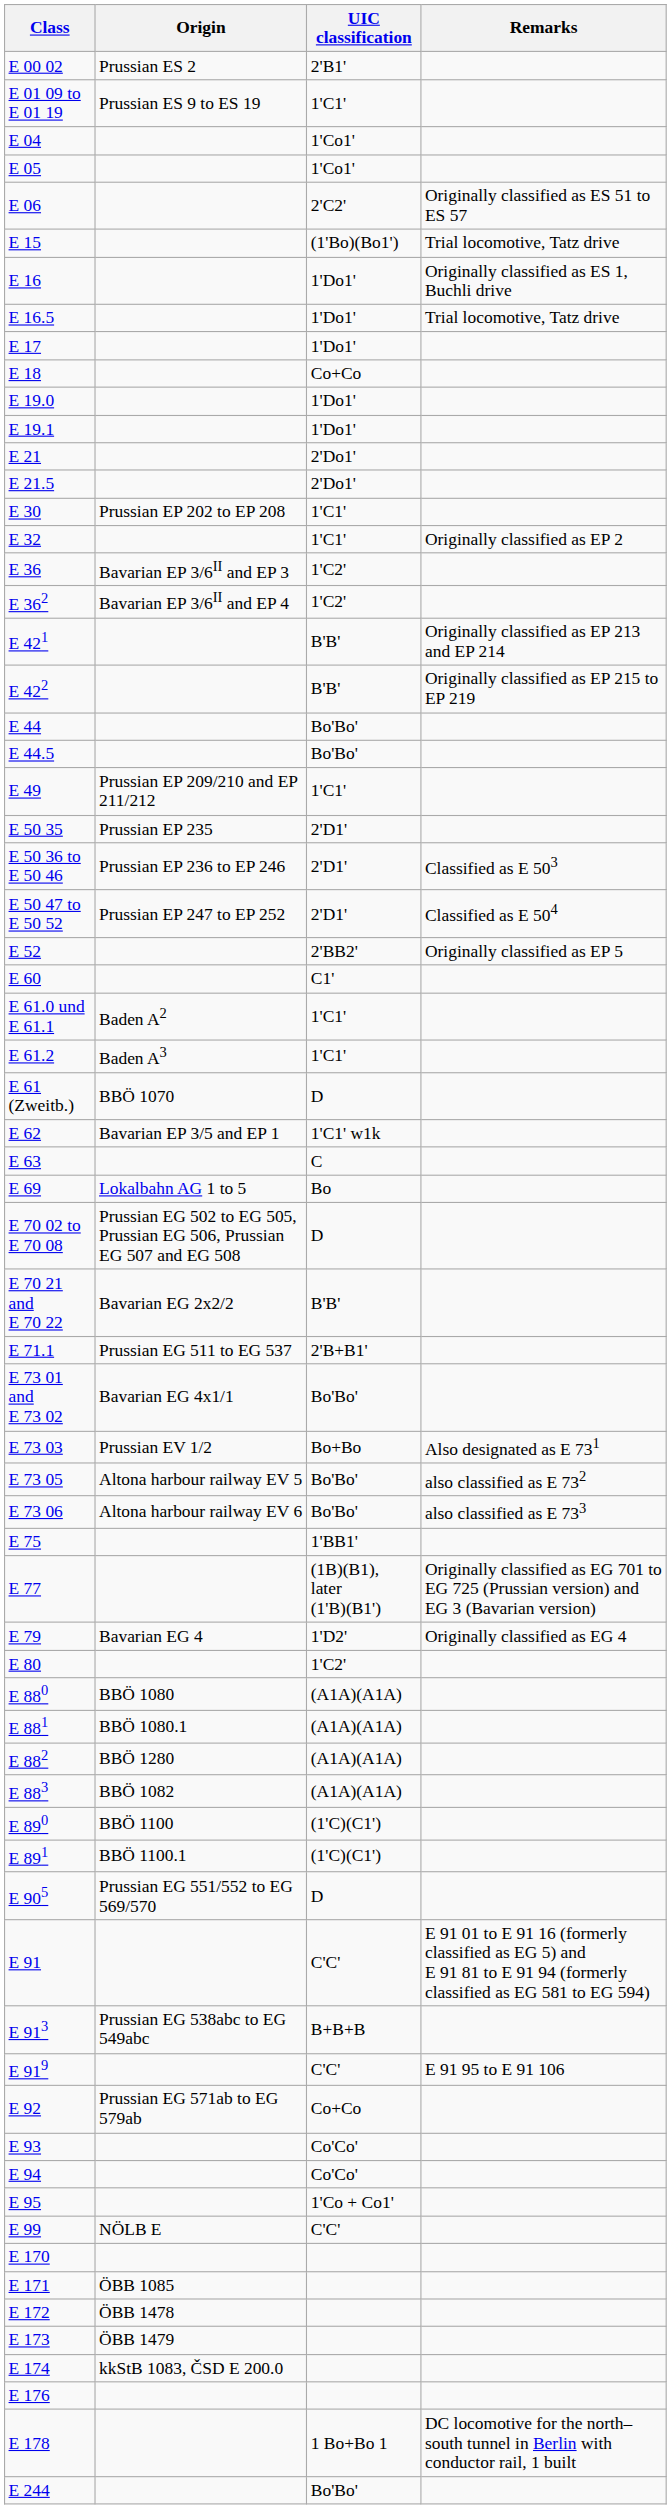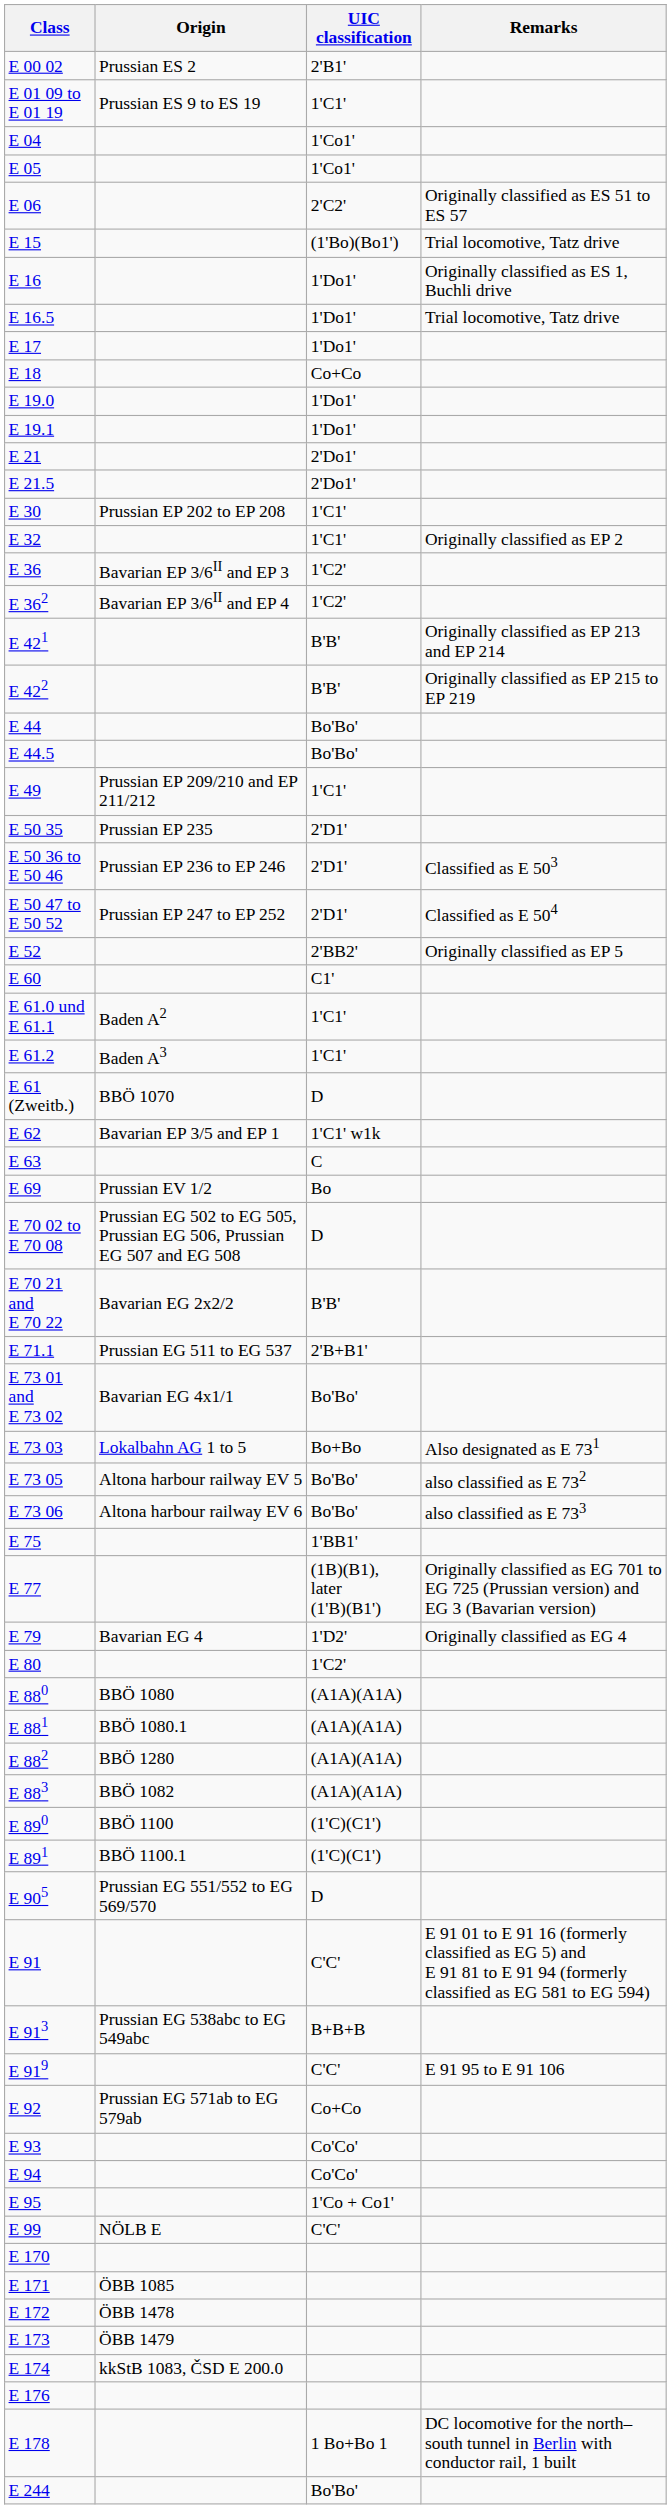(173, 1188) Lokalbahn AG 1 to 5 -> (156, 1188) Prussian EV 1/2
(156, 1447) Prussian EV 1/2 -> (173, 1447) Lokalbahn AG 1 to 5
